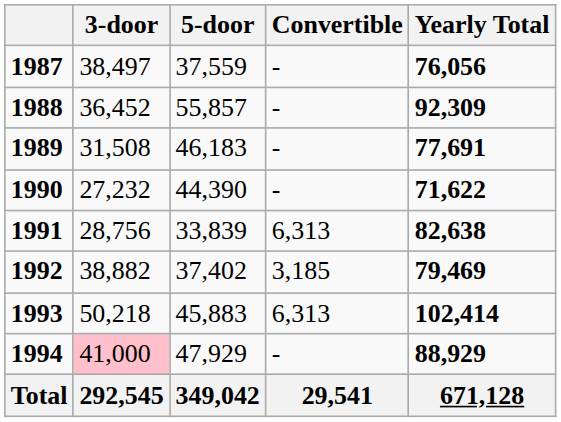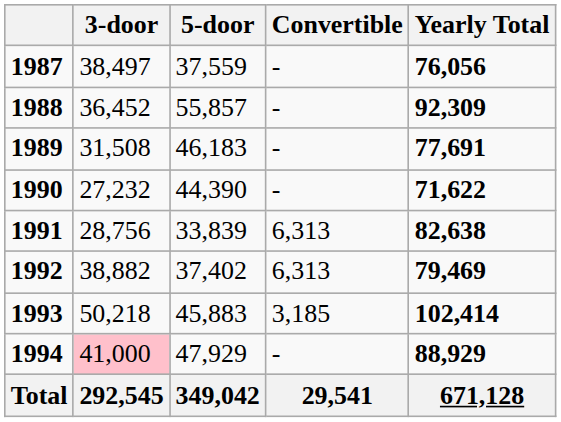(301, 271) 3,185 -> (301, 271) 6,313
(301, 312) 6,313 -> (301, 312) 3,185
